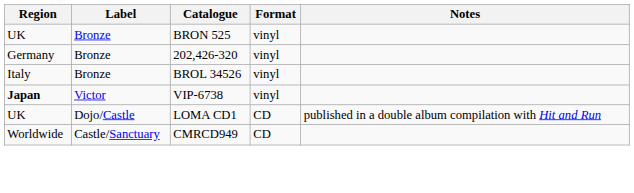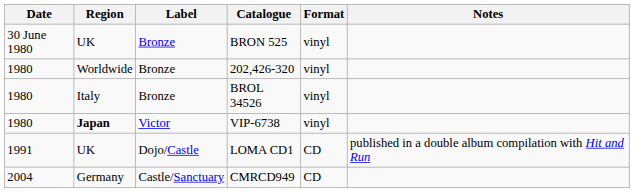+ column: (39, 14)
(31, 54) Germany -> (105, 68) Worldwide
(35, 134) Worldwide -> (100, 177) Germany
